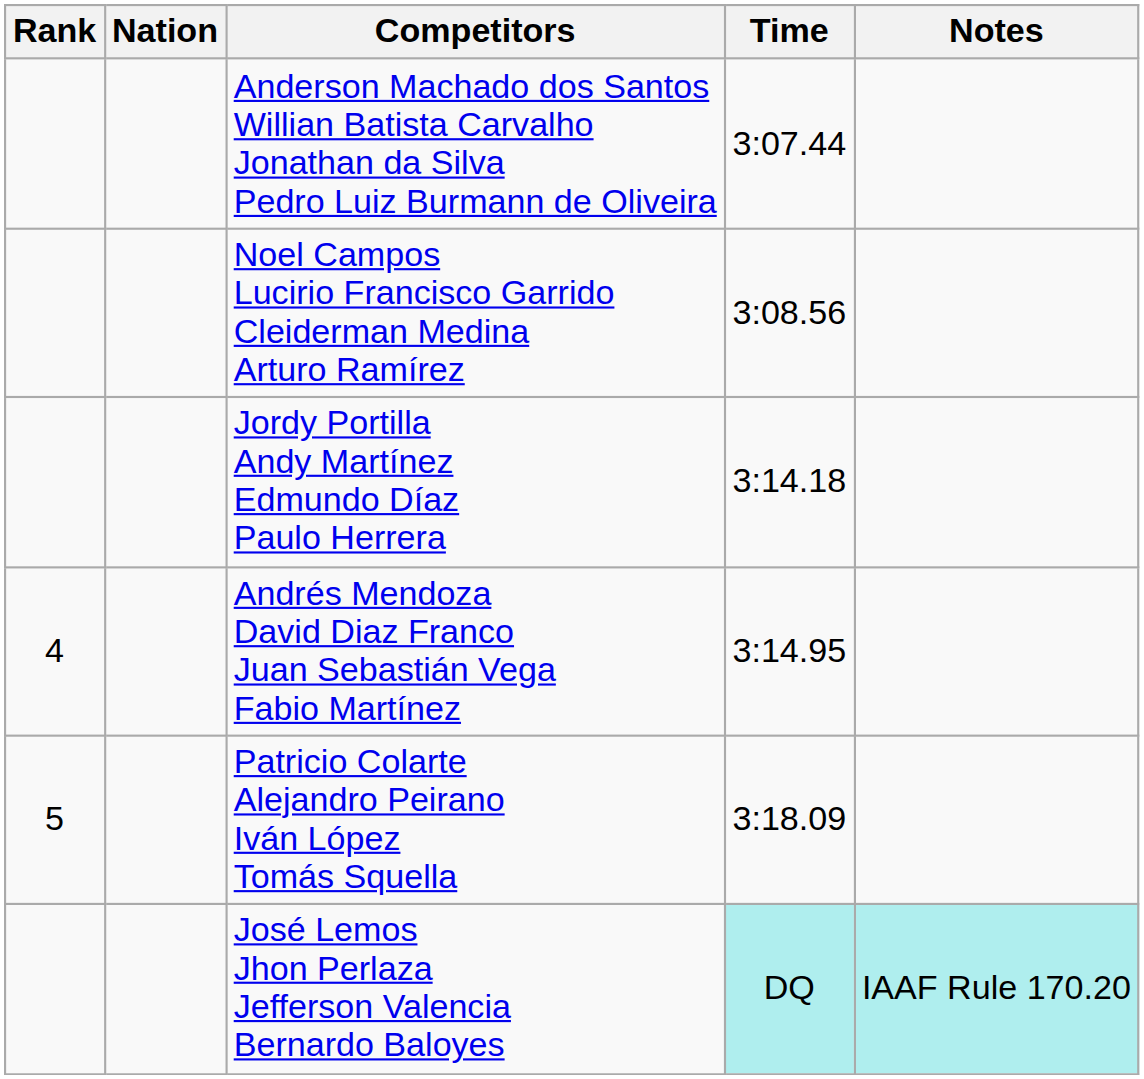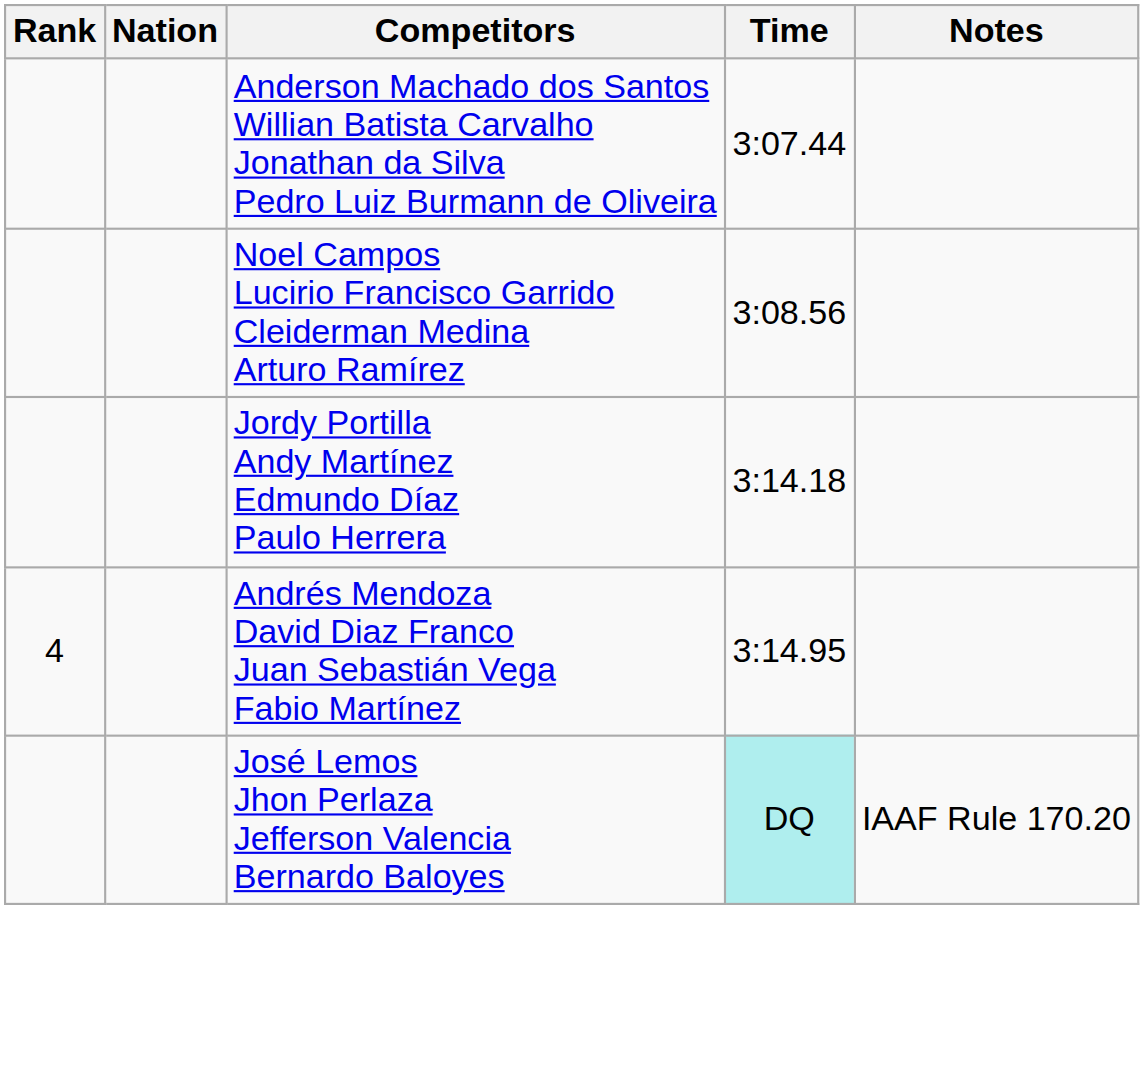- row: (369, 819)
(996, 988) paleturquoise background -> (996, 819) no background
